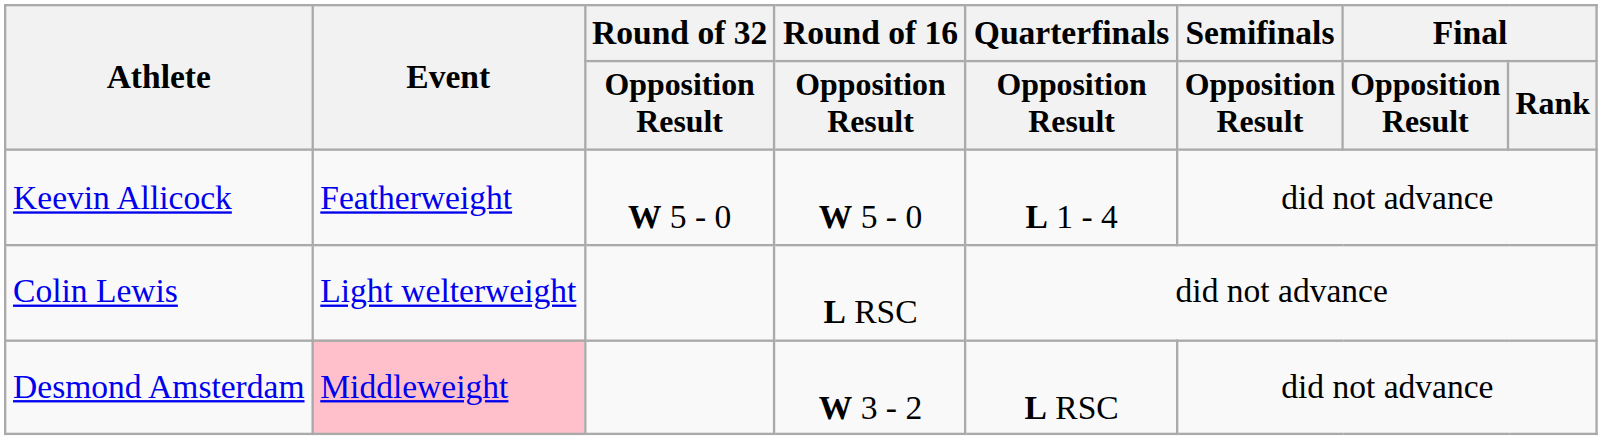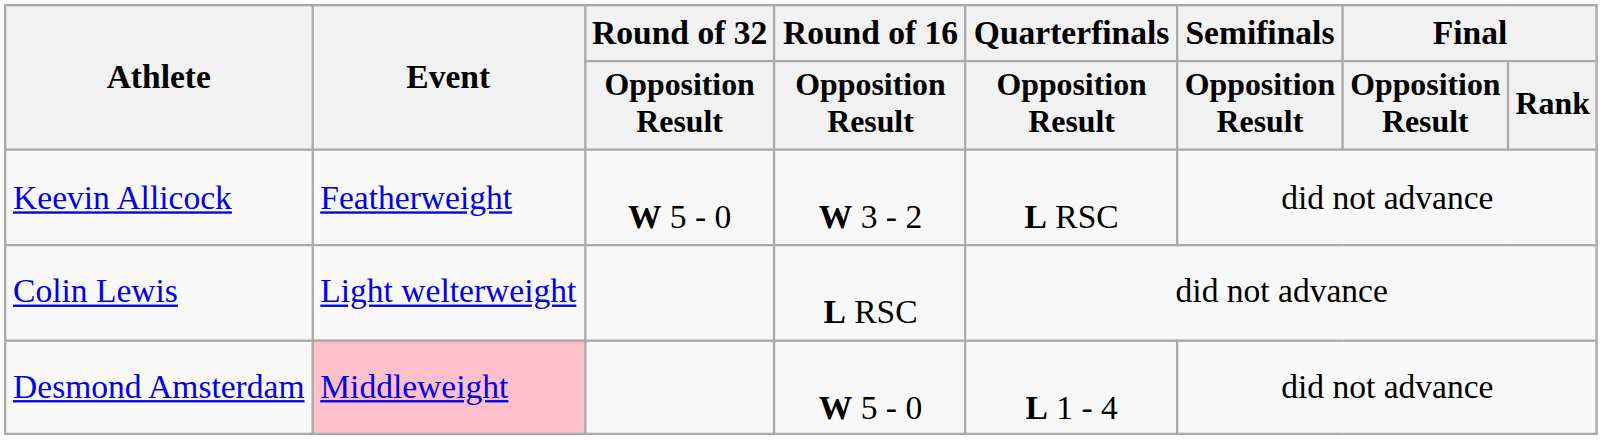(871, 217) W 5 - 0 -> (871, 217) W 3 - 2
(1072, 217) L 1 - 4 -> (1072, 217) L RSC
(871, 407) W 3 - 2 -> (871, 407) W 5 - 0
(1072, 407) L RSC -> (1072, 407) L 1 - 4
